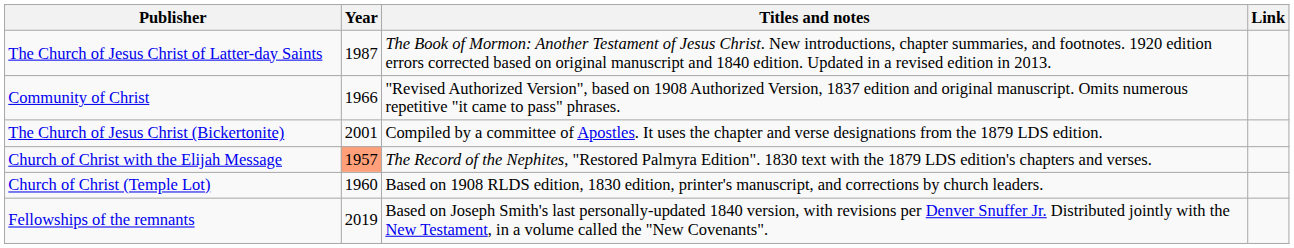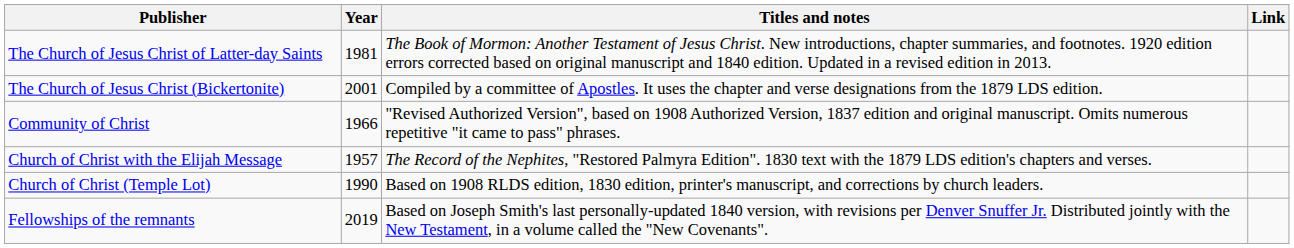(361, 52) 1987 -> (361, 52) 1981
rows swapped: (79, 97) <-> (146, 133)
(361, 159) lightsalmon background -> (361, 159) no background
(361, 185) 1960 -> (361, 185) 1990
